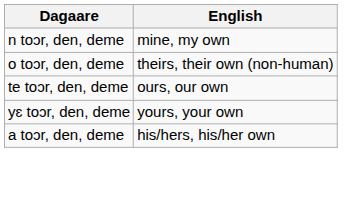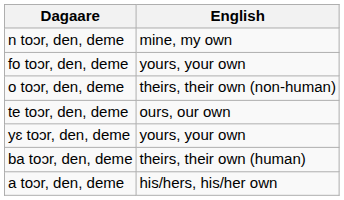+ row: (68, 64)
+ row: (70, 159)
